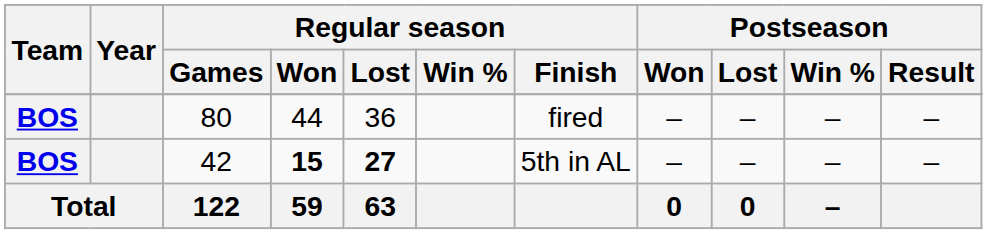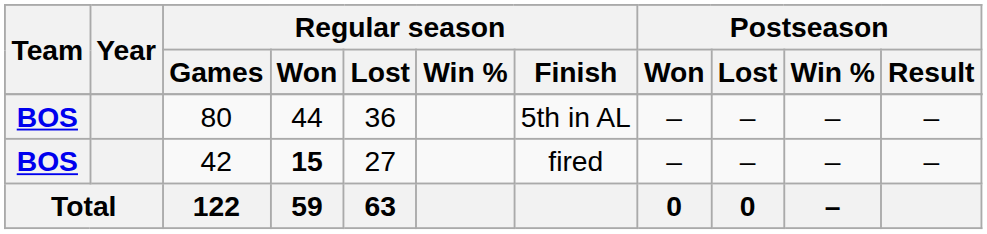(576, 117) fired -> (576, 117) 5th in AL
(380, 162) bold -> (380, 162) normal
(576, 162) 5th in AL -> (576, 162) fired
